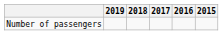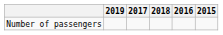columns swapped: (138, 11) <-> (161, 11)
